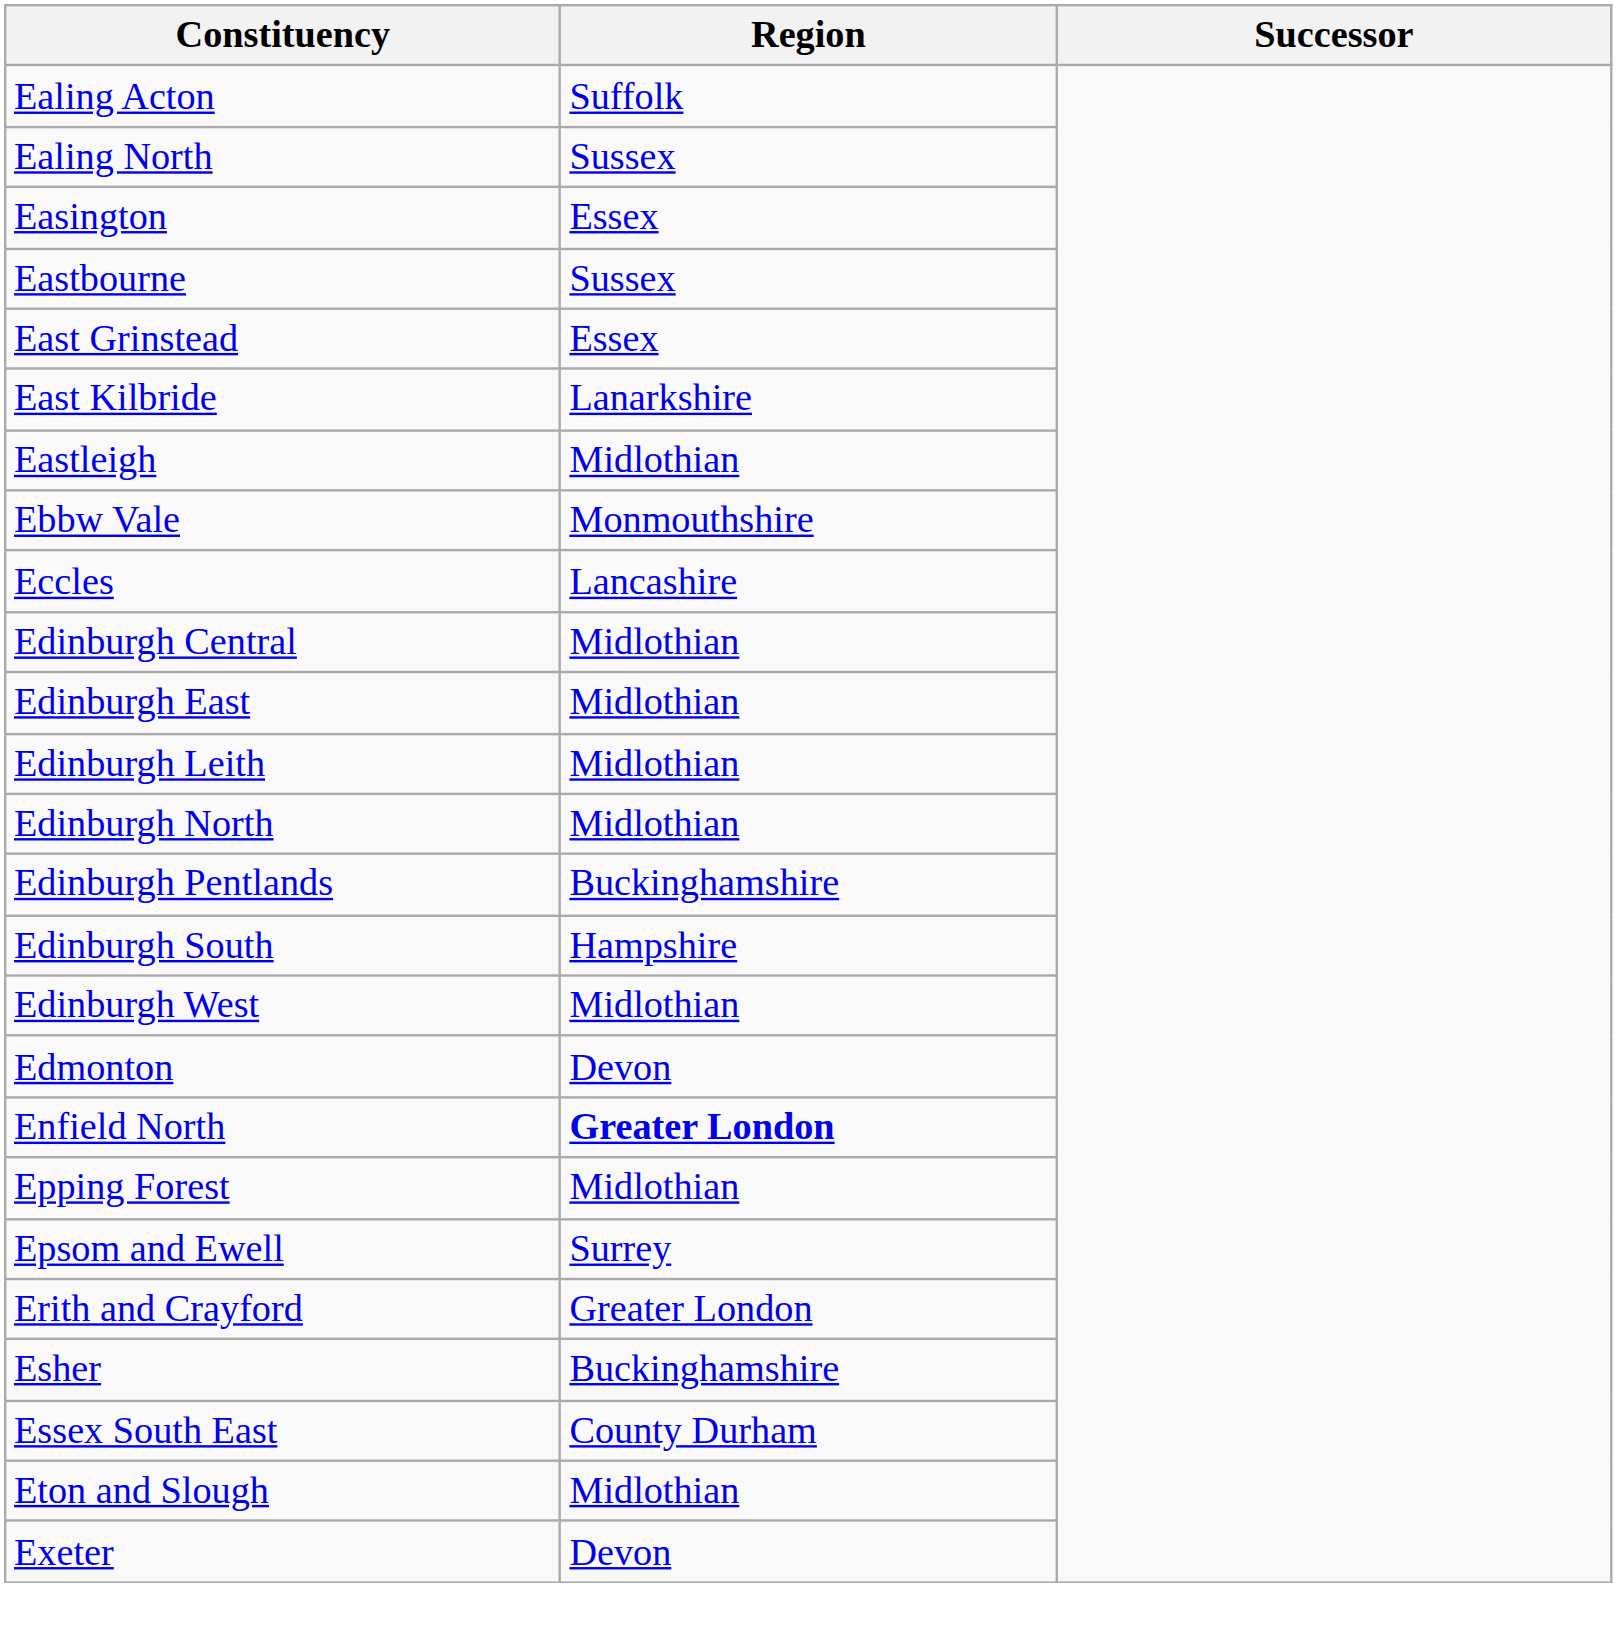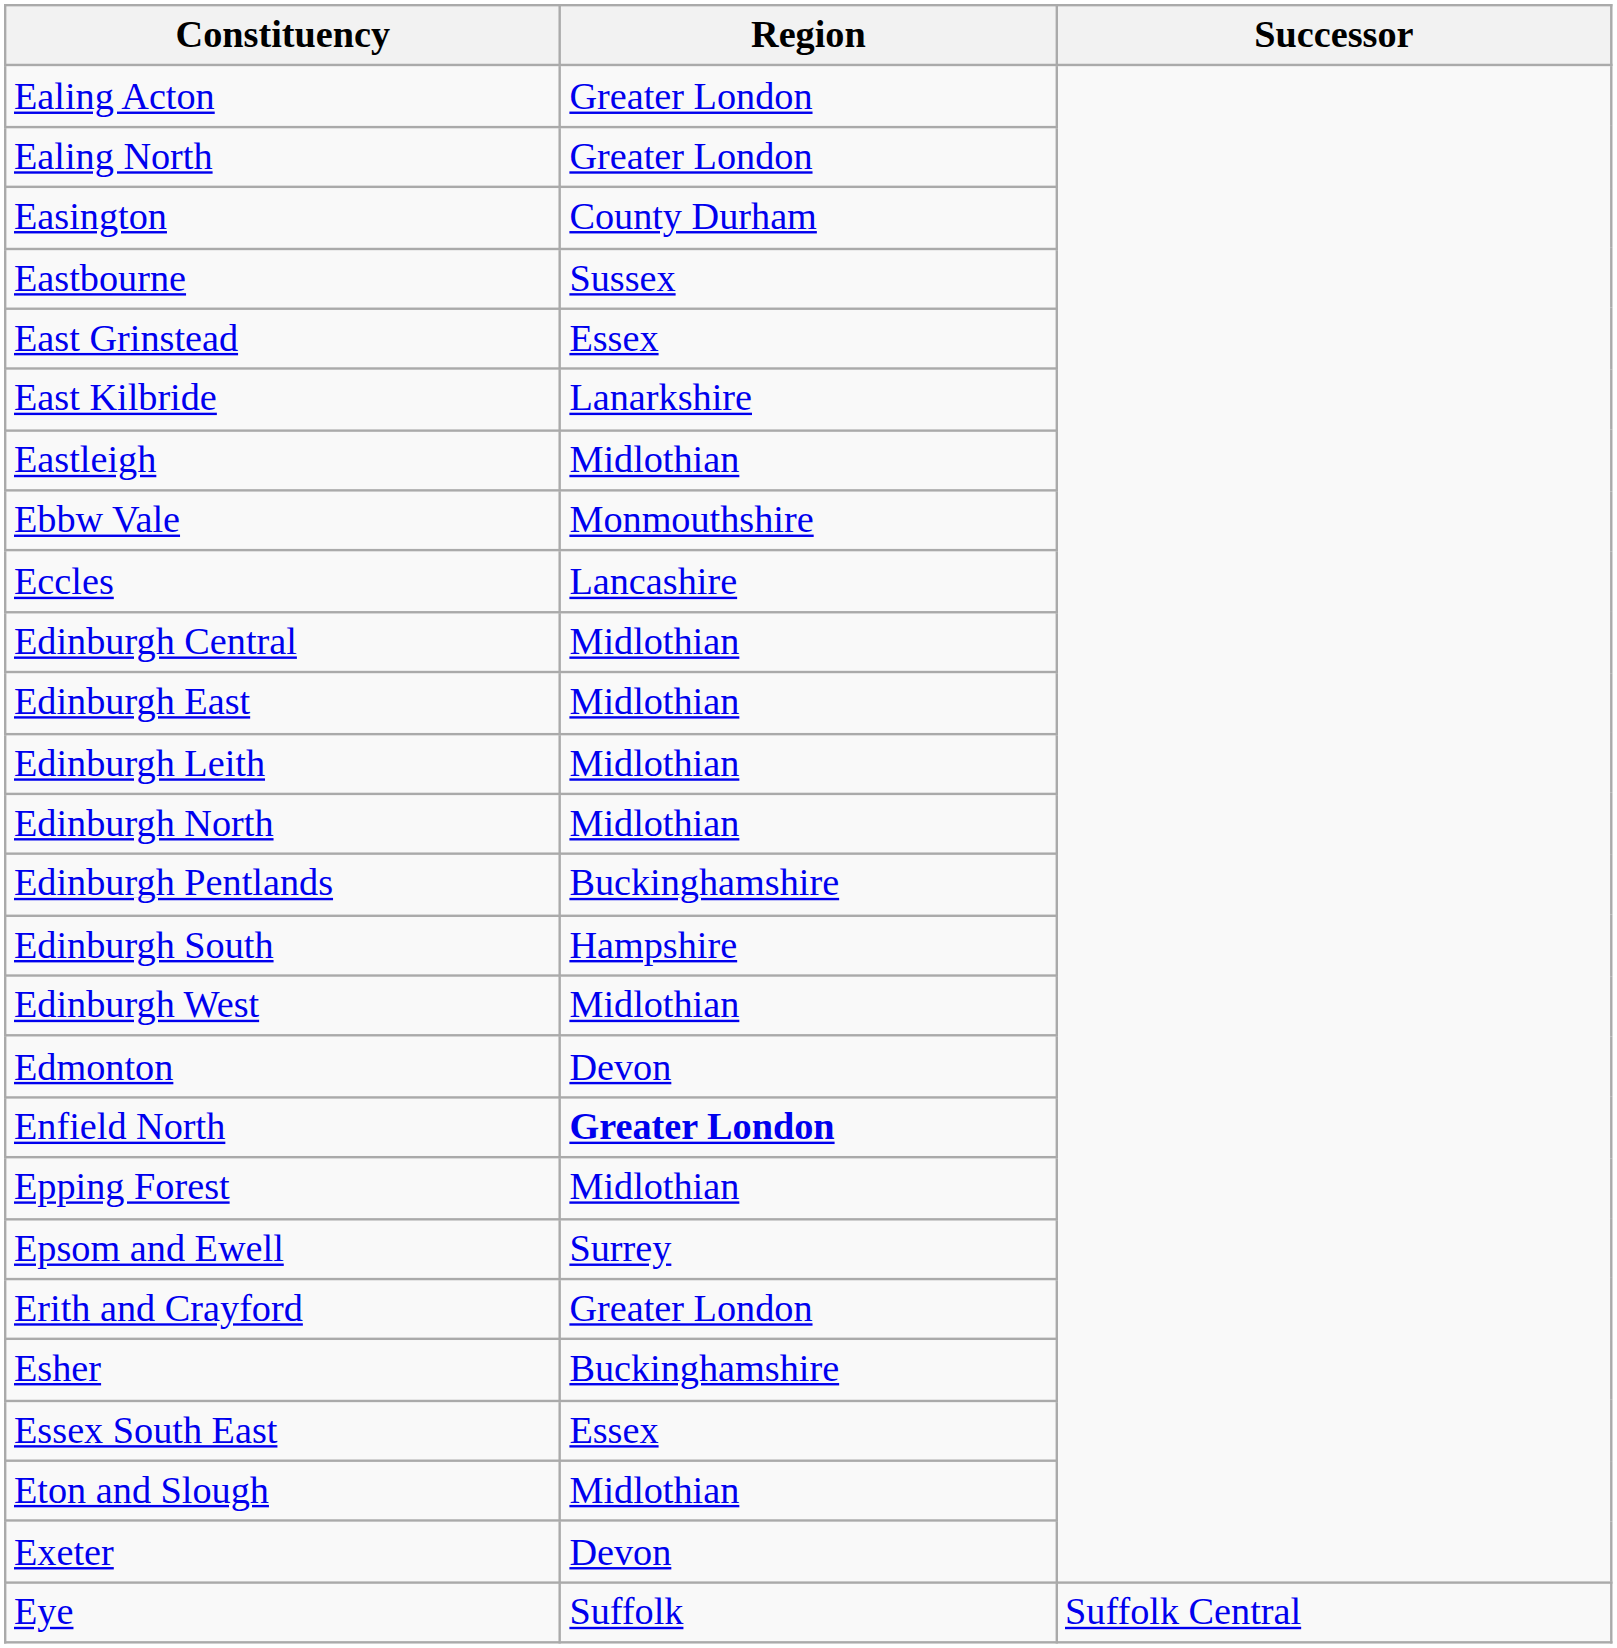(626, 95) Suffolk -> (691, 95) Greater London
(623, 156) Sussex -> (691, 156) Greater London
(614, 216) Essex -> (693, 216) County Durham
(693, 1429) County Durham -> (614, 1429) Essex
+ row: (44, 1611)
